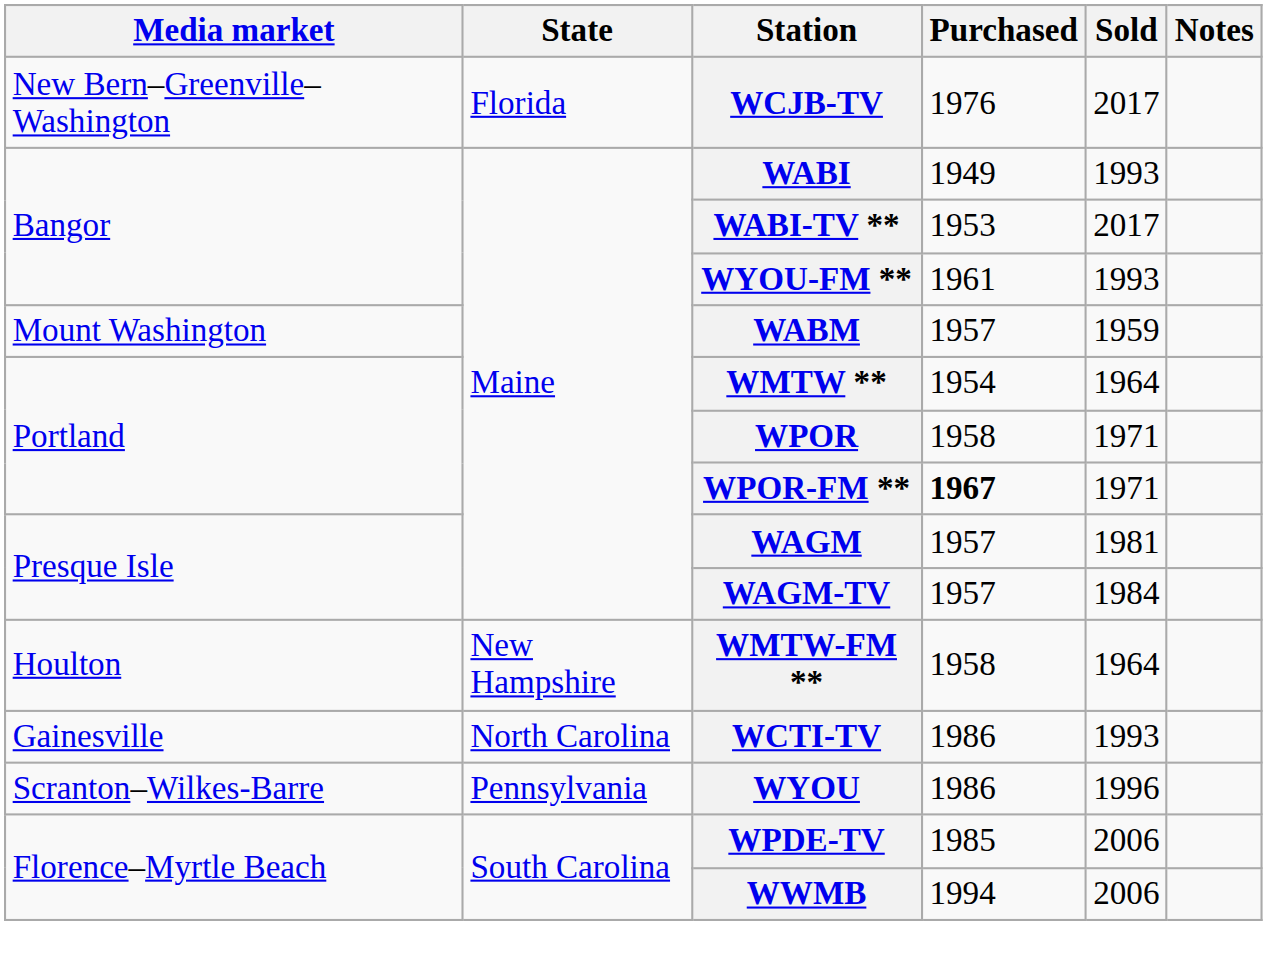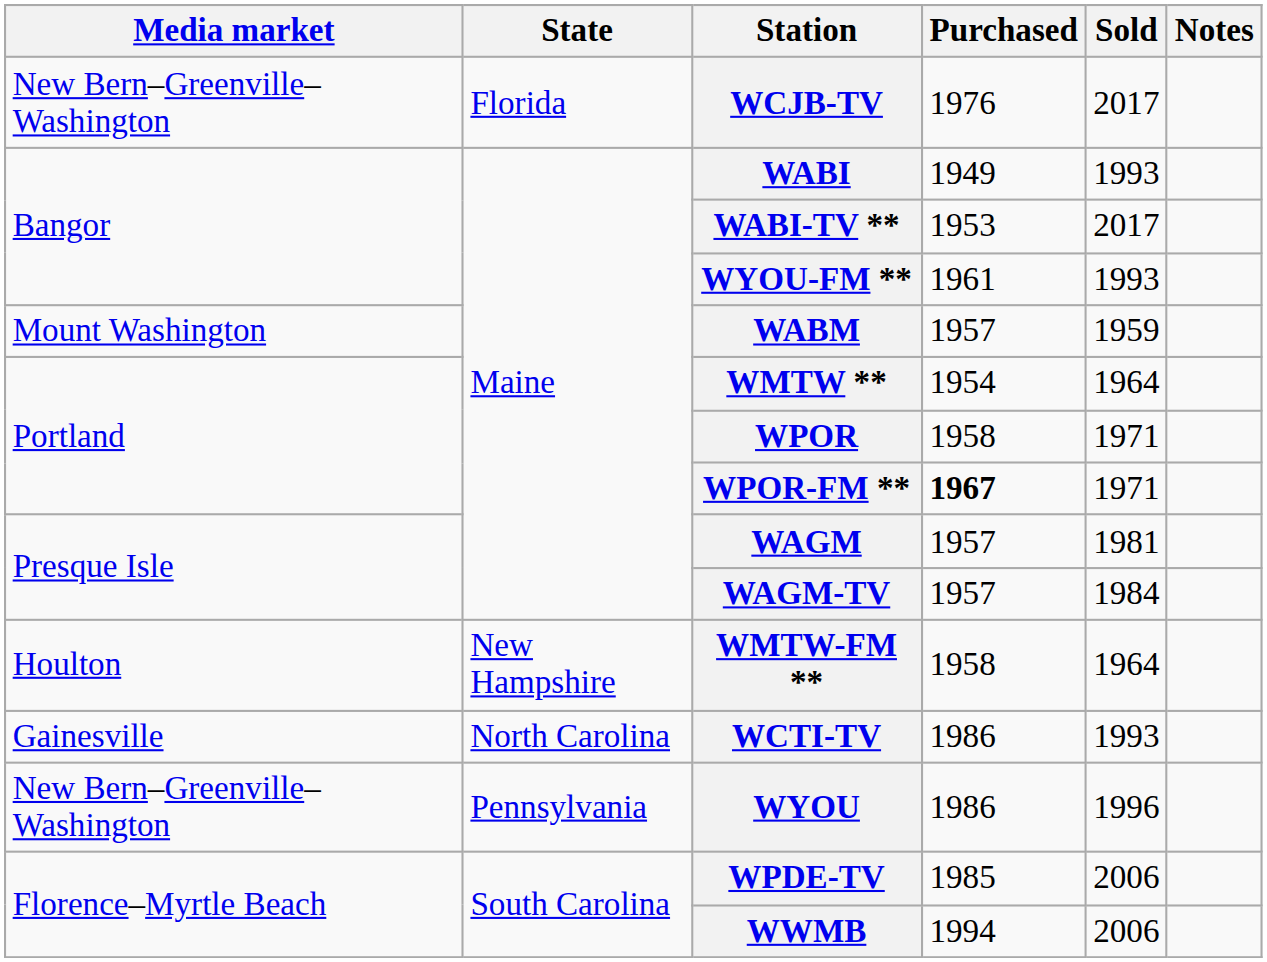(168, 788) Scranton–Wilkes-Barre -> (167, 806) New Bern–Greenville–Washington
